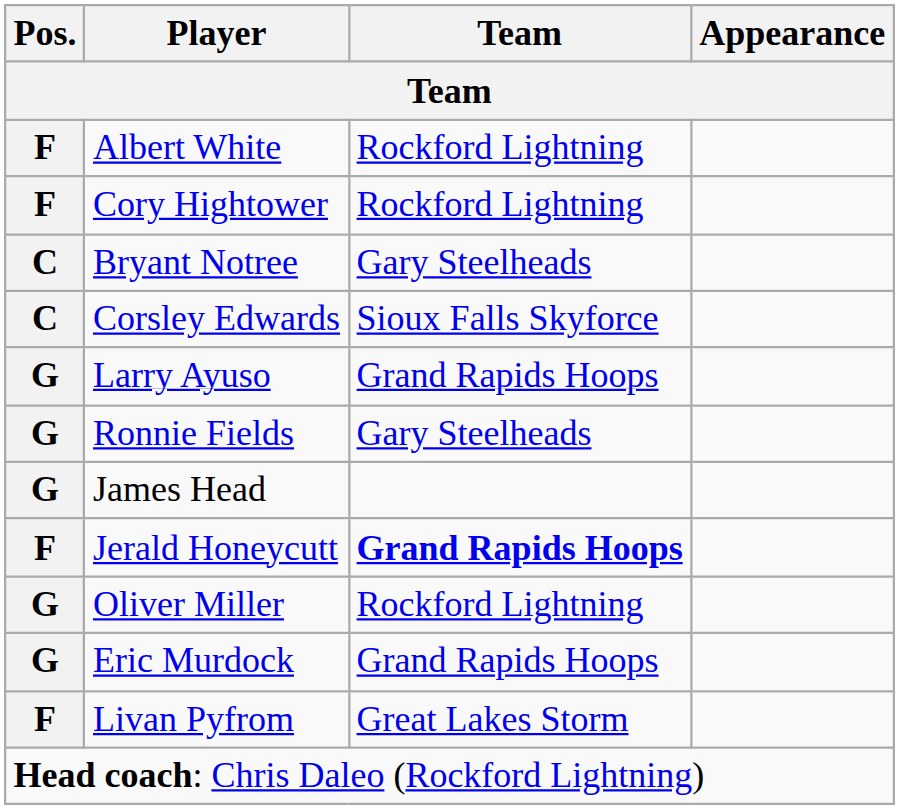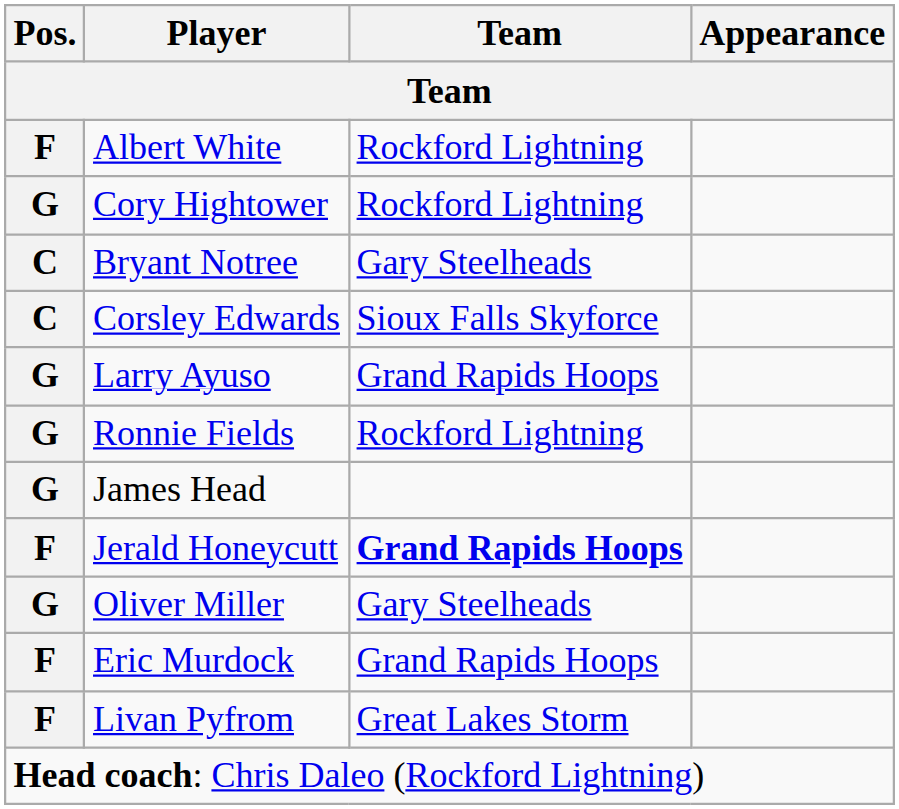(45, 204) F -> (45, 204) G
(474, 432) Gary Steelheads -> (500, 432) Rockford Lightning
(500, 603) Rockford Lightning -> (474, 603) Gary Steelheads
(45, 661) G -> (45, 661) F
